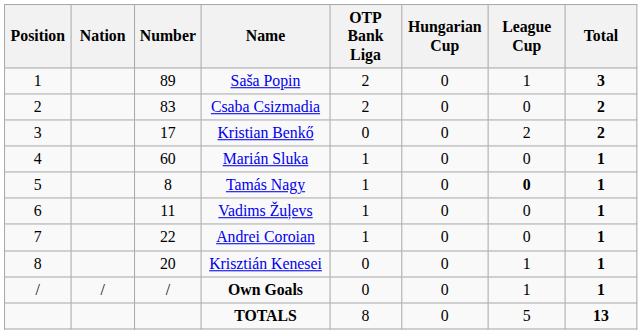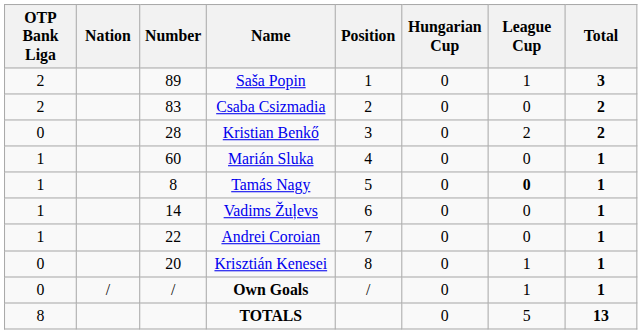columns swapped: (38, 36) <-> (365, 36)
(168, 133) 17 -> (173, 133) 28
(168, 211) 11 -> (173, 211) 14
